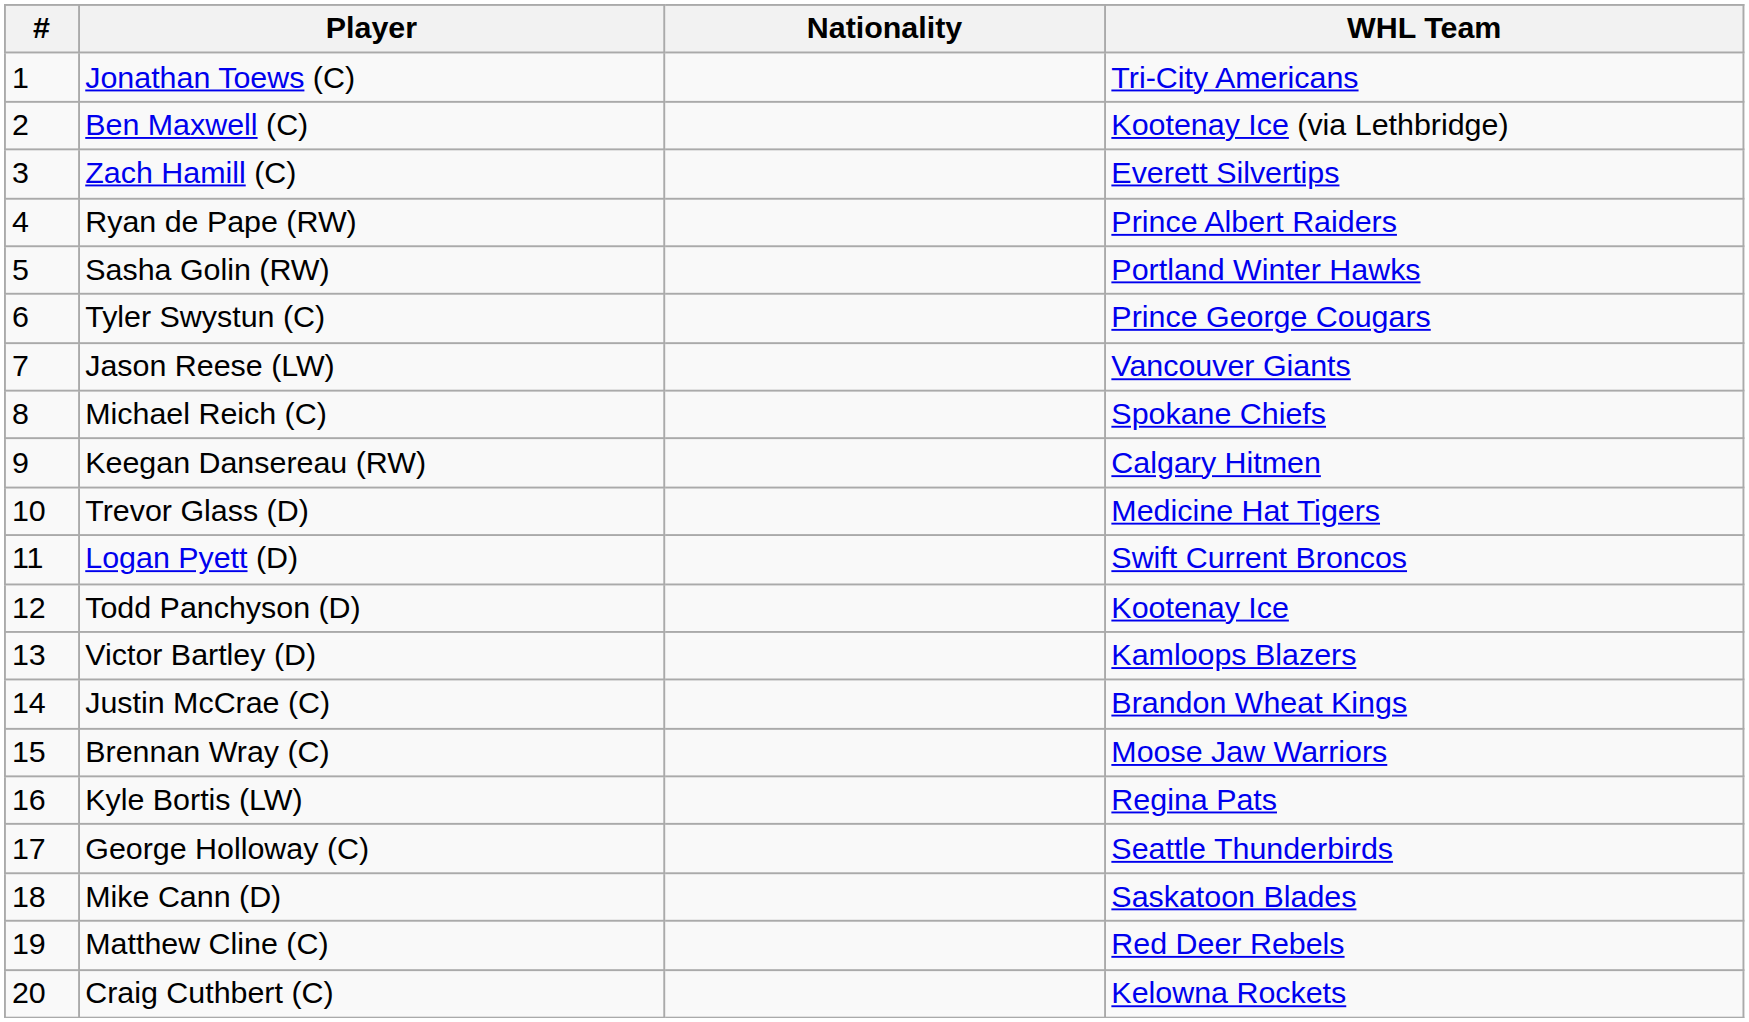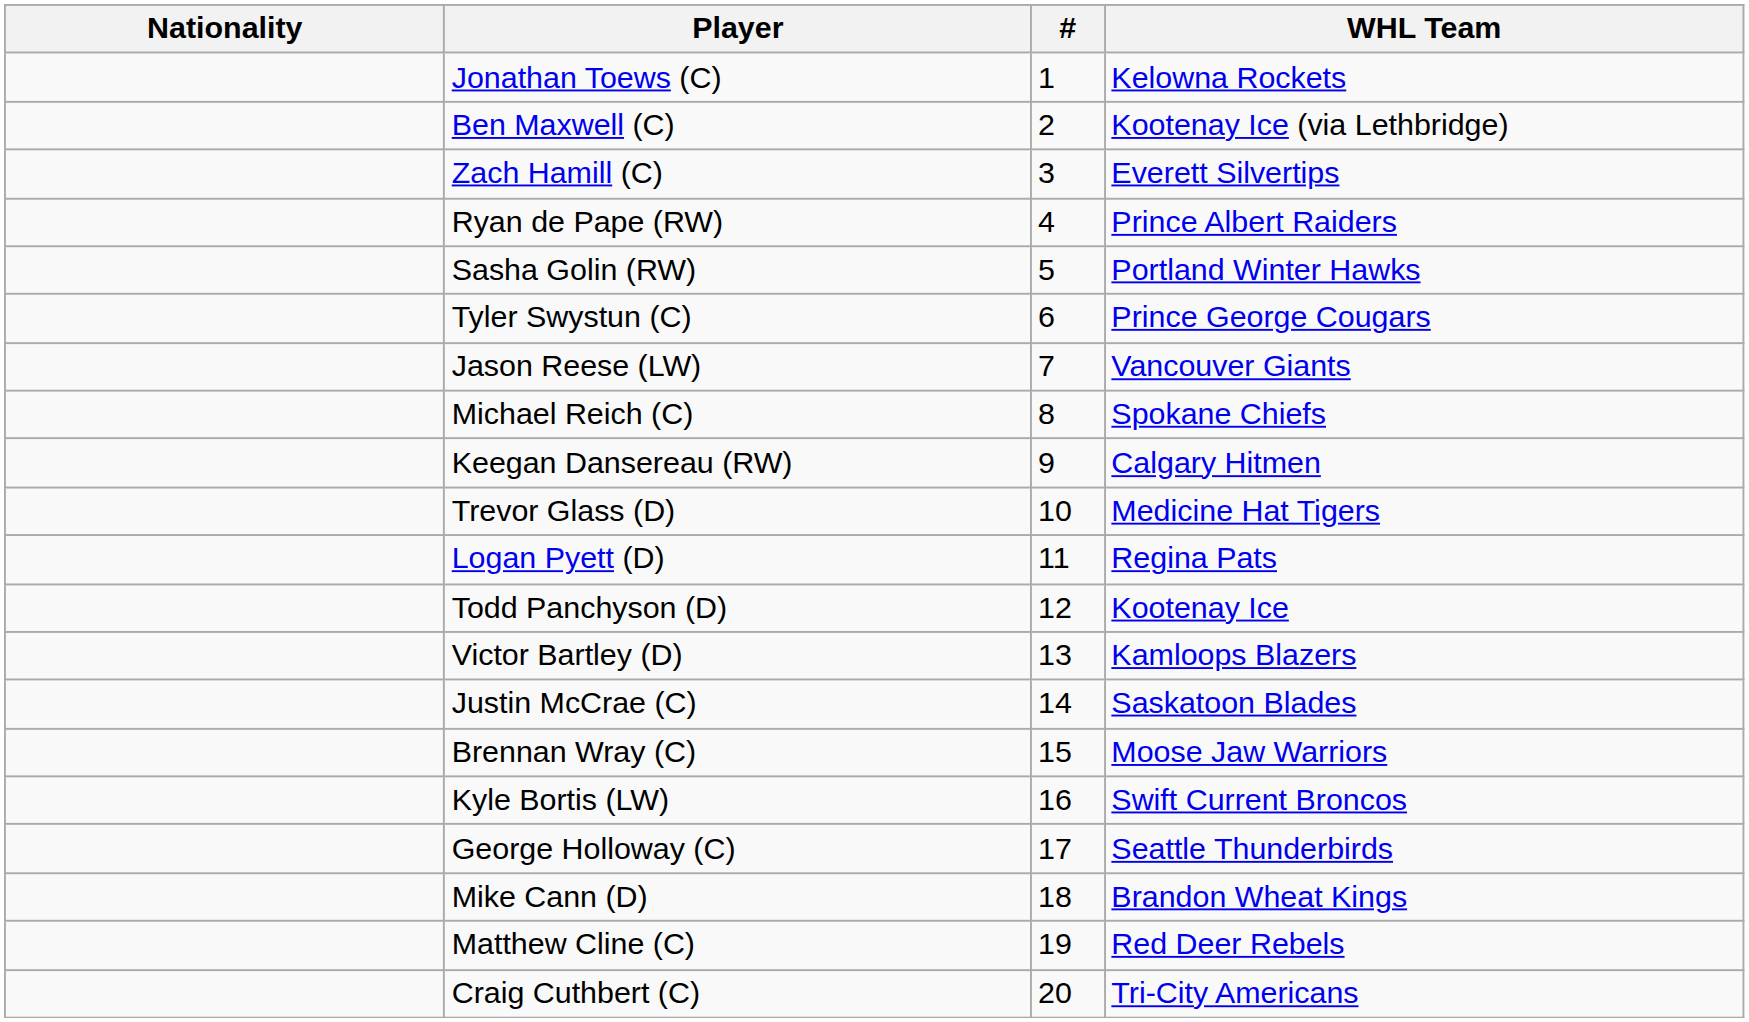columns swapped: (42, 28) <-> (884, 28)
(1235, 76) Tri-City Americans -> (1229, 76) Kelowna Rockets
(1259, 558) Swift Current Broncos -> (1194, 558) Regina Pats
(1259, 703) Brandon Wheat Kings -> (1234, 703) Saskatoon Blades
(1194, 800) Regina Pats -> (1259, 800) Swift Current Broncos
(1234, 896) Saskatoon Blades -> (1259, 896) Brandon Wheat Kings
(1229, 992) Kelowna Rockets -> (1235, 992) Tri-City Americans
